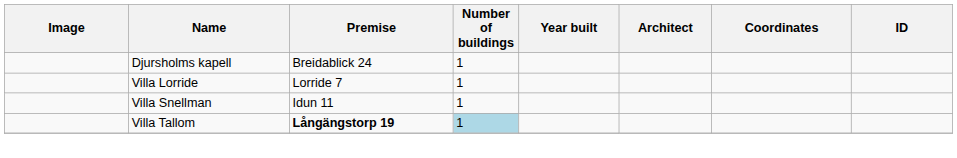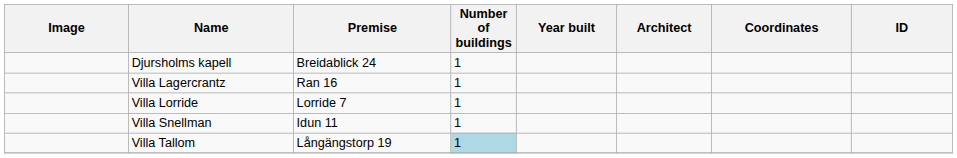+ row: (179, 83)
(343, 123) bold -> (344, 143) normal
